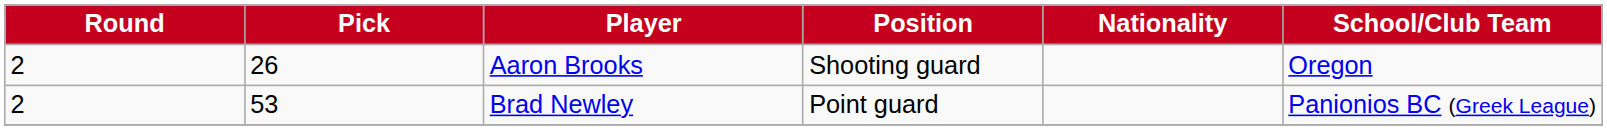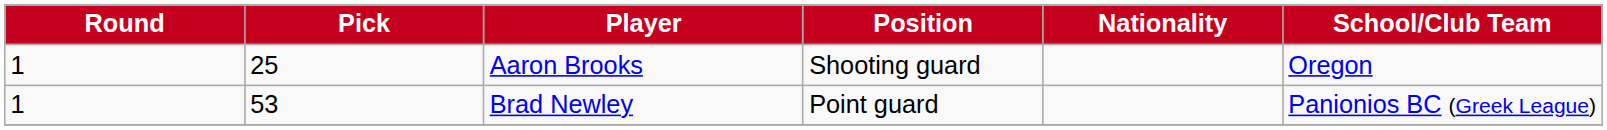(18, 64) 2 -> (18, 64) 1
(264, 64) 26 -> (264, 64) 25
(18, 104) 2 -> (18, 104) 1
